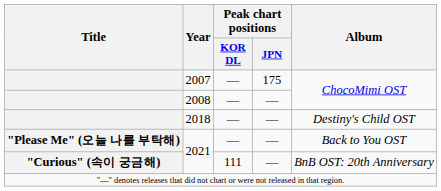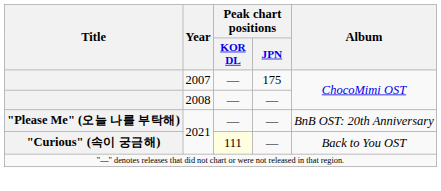- row: (94, 119)
(364, 140) Back to You OST -> (364, 120) BnB OST: 20th Anniversary
(233, 162) no background -> (233, 142) lightyellow background
(364, 162) BnB OST: 20th Anniversary -> (364, 142) Back to You OST
